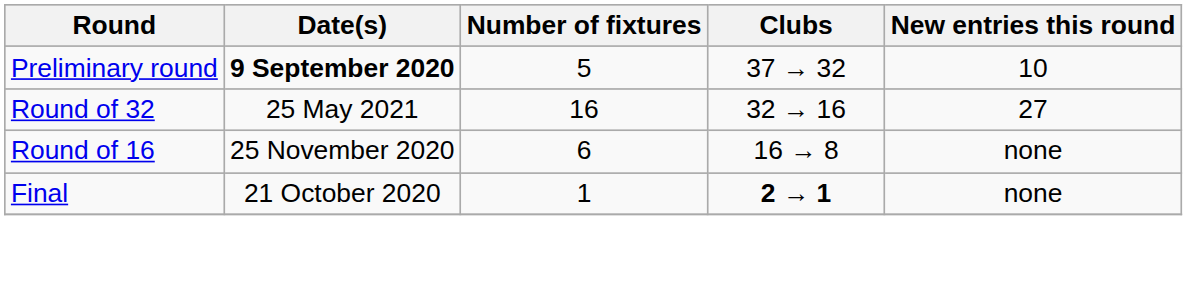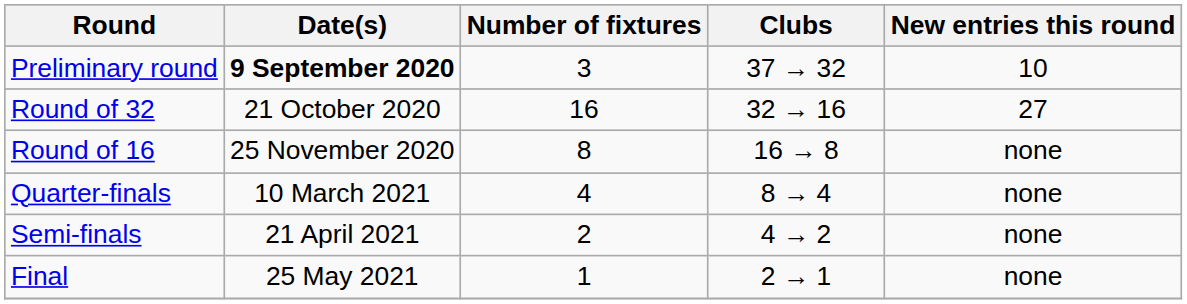(584, 67) 5 -> (584, 67) 3
(342, 109) 25 May 2021 -> (342, 109) 21 October 2020
(584, 151) 6 -> (584, 151) 8
+ row: (91, 192)
+ row: (76, 234)
(342, 192) 21 October 2020 -> (342, 276) 25 May 2021
(796, 192) bold -> (796, 276) normal
